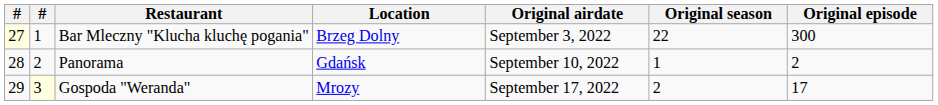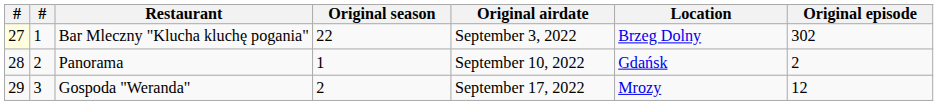columns swapped: (399, 14) <-> (718, 14)
(803, 36) 300 -> (803, 36) 302
(38, 87) lightyellow background -> (38, 87) no background
(799, 87) 17 -> (799, 87) 12
